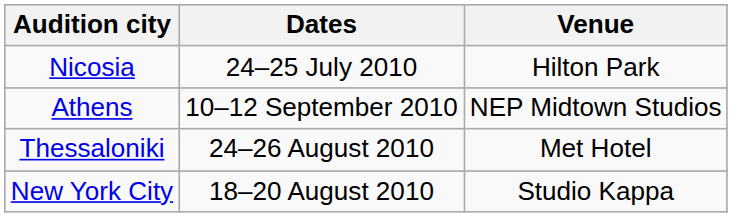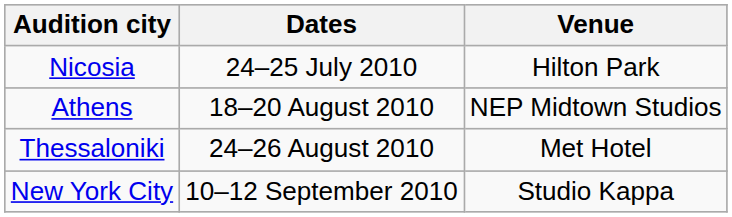(321, 107) 10–12 September 2010 -> (321, 107) 18–20 August 2010
(321, 190) 18–20 August 2010 -> (321, 190) 10–12 September 2010
